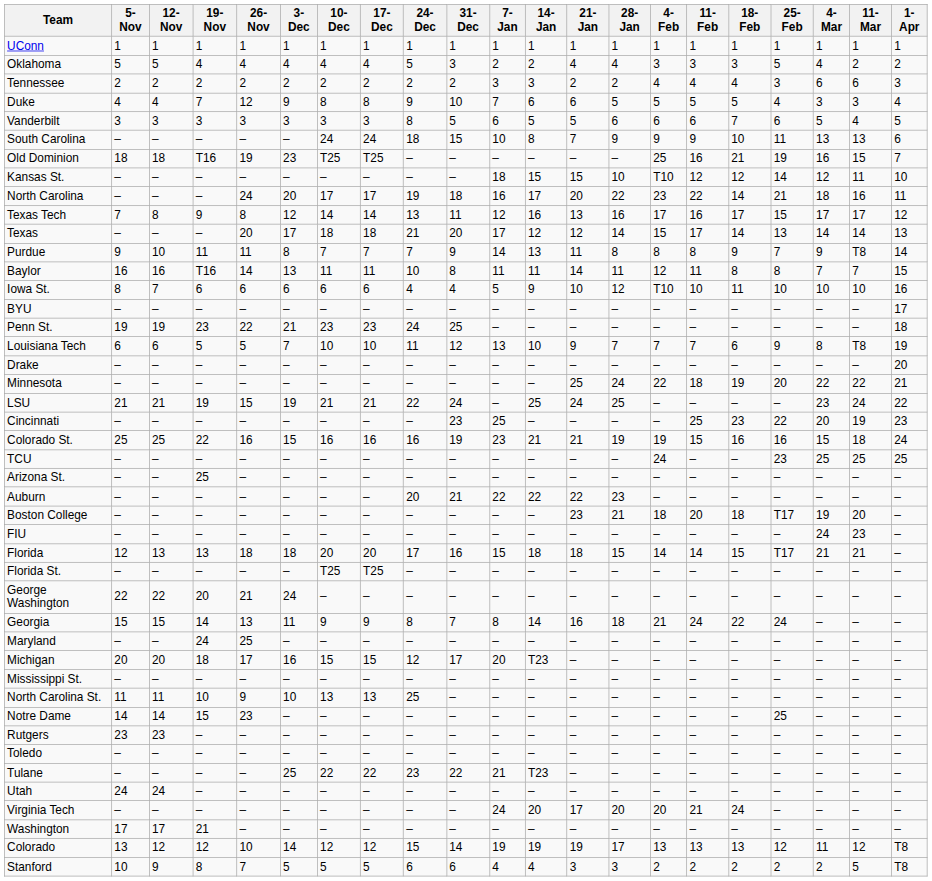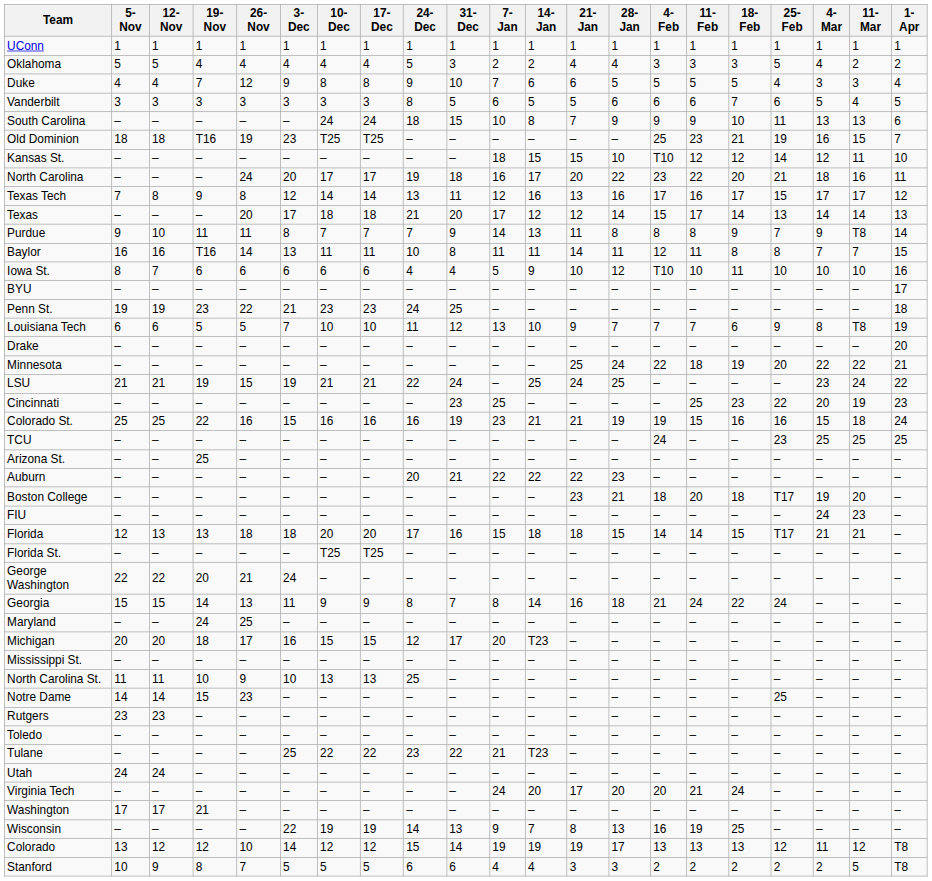- row: (36, 83)
(696, 158) 16 -> (696, 139) 23
(738, 196) 14 -> (738, 177) 20
+ row: (34, 829)
